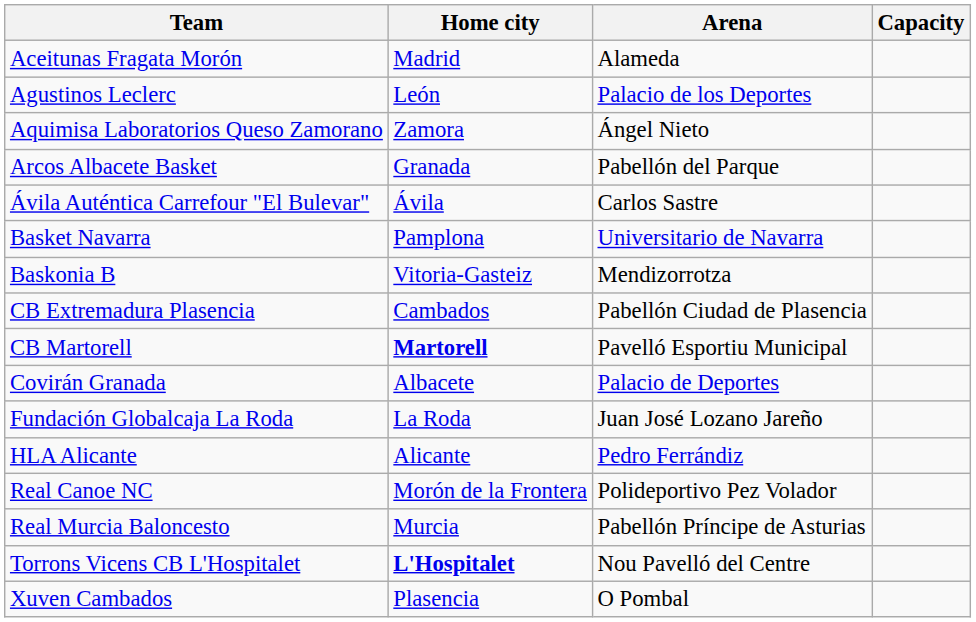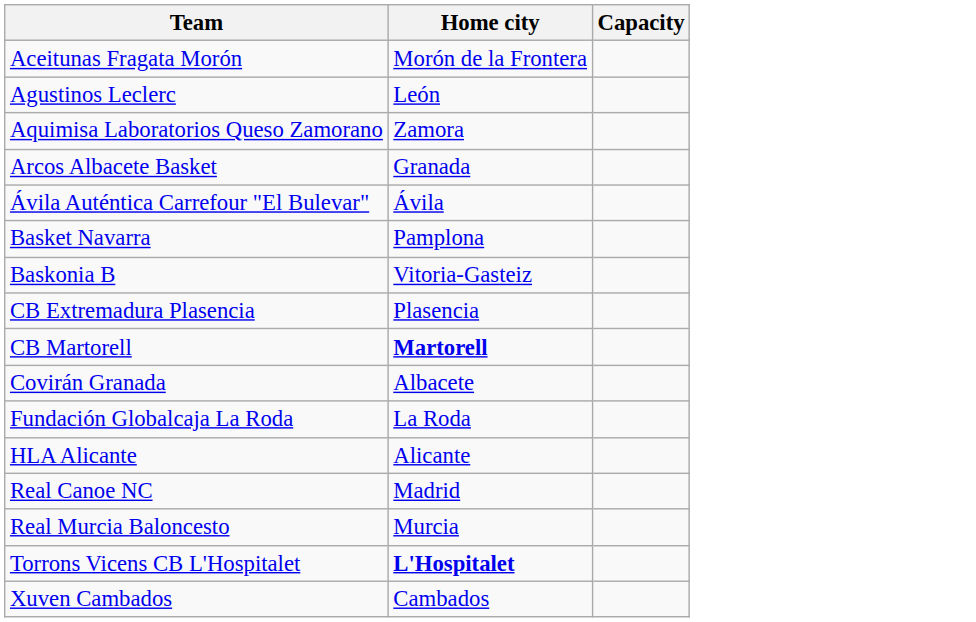- column: (732, 22)
(427, 58) Madrid -> (490, 58) Morón de la Frontera
(441, 310) Cambados -> (436, 310) Plasencia
(490, 490) Morón de la Frontera -> (427, 490) Madrid
(436, 599) Plasencia -> (441, 599) Cambados
